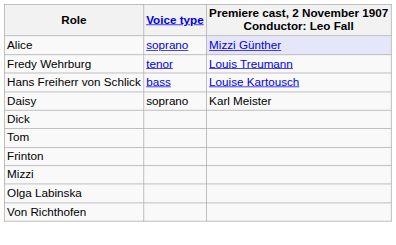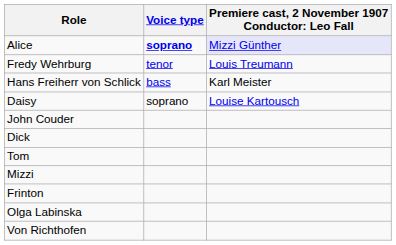(167, 45) normal -> (169, 45) bold
(254, 82) Louise Kartousch -> (240, 82) Karl Meister
(240, 100) Karl Meister -> (254, 100) Louise Kartousch
+ row: (41, 119)
rows swapped: (25, 156) <-> (20, 175)
